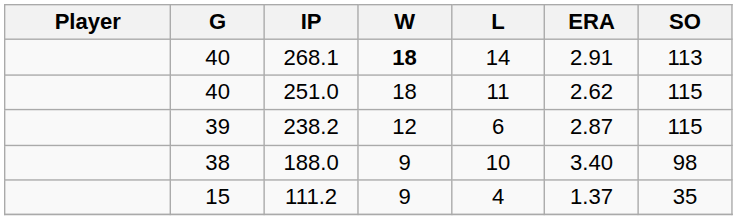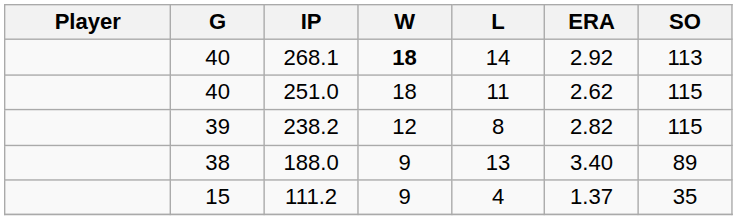(592, 57) 2.91 -> (592, 57) 2.92
(498, 127) 6 -> (498, 127) 8
(592, 127) 2.87 -> (592, 127) 2.82
(498, 162) 10 -> (498, 162) 13
(685, 162) 98 -> (685, 162) 89
